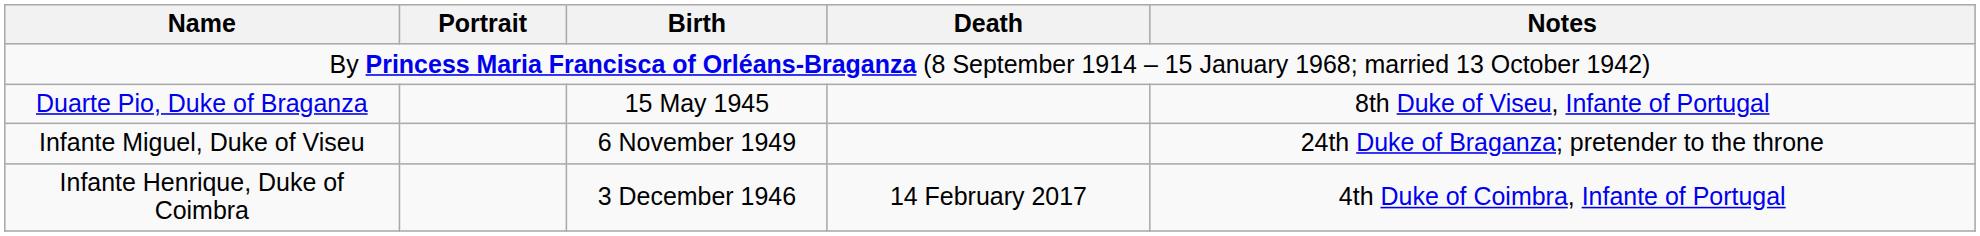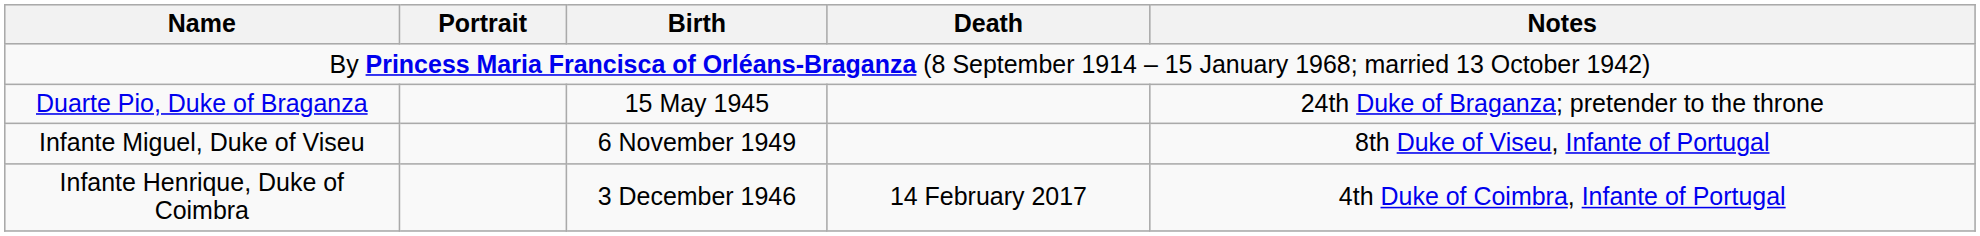(1562, 103) 8th Duke of Viseu, Infante of Portugal -> (1562, 103) 24th Duke of Braganza; pretender to the throne
(1562, 143) 24th Duke of Braganza; pretender to the throne -> (1562, 143) 8th Duke of Viseu, Infante of Portugal
